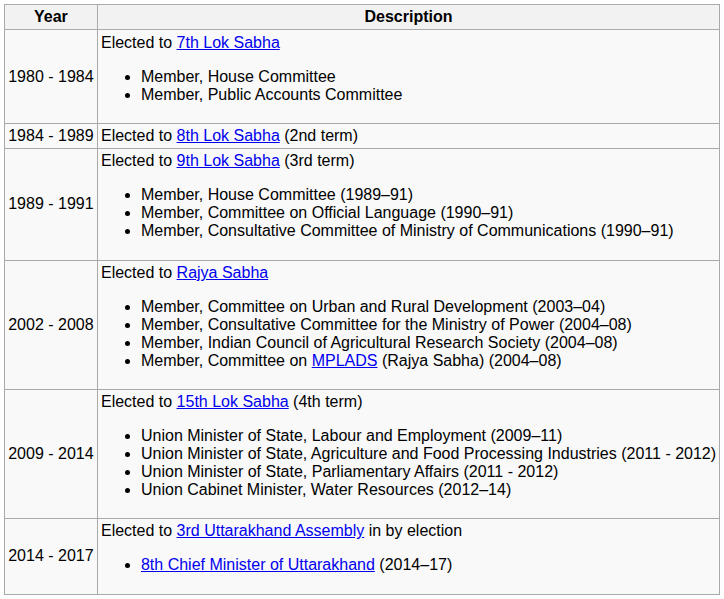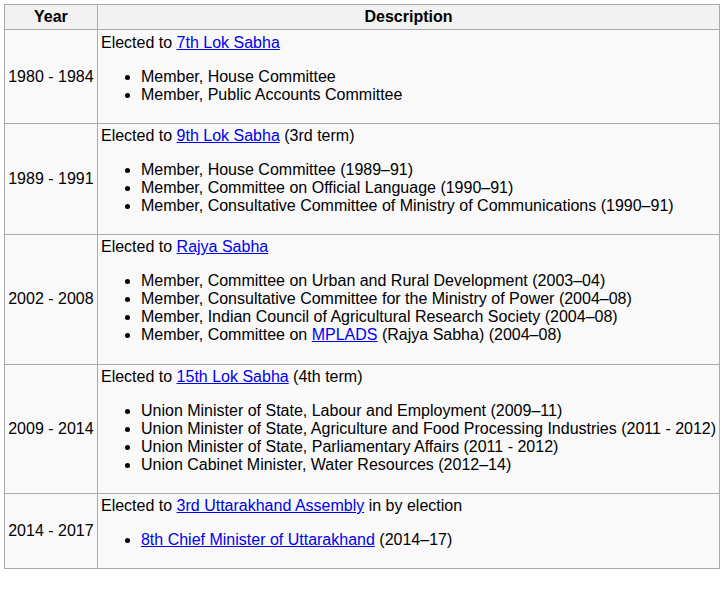- row: (230, 135)
